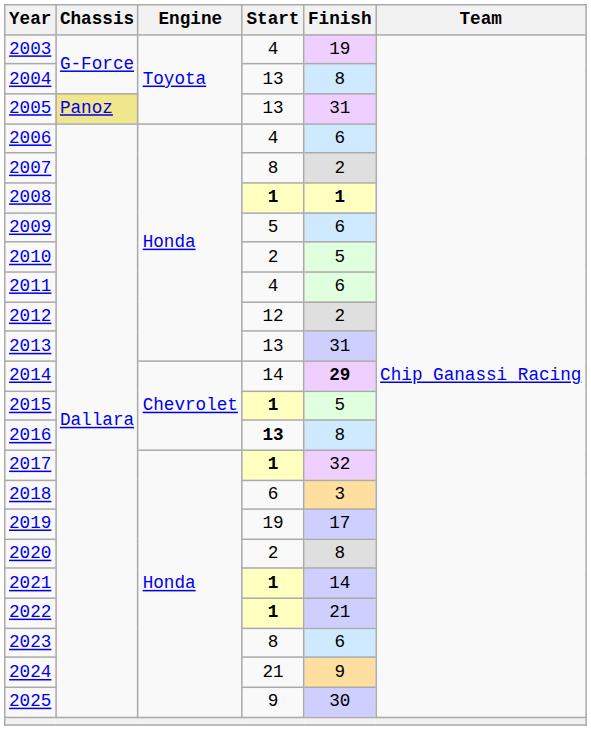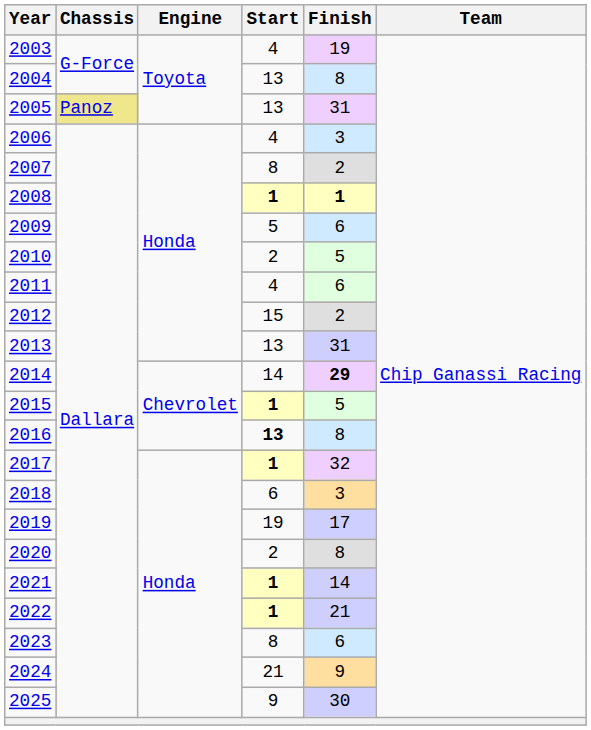(340, 138) 6 -> (340, 138) 3
(273, 316) 12 -> (273, 316) 15
